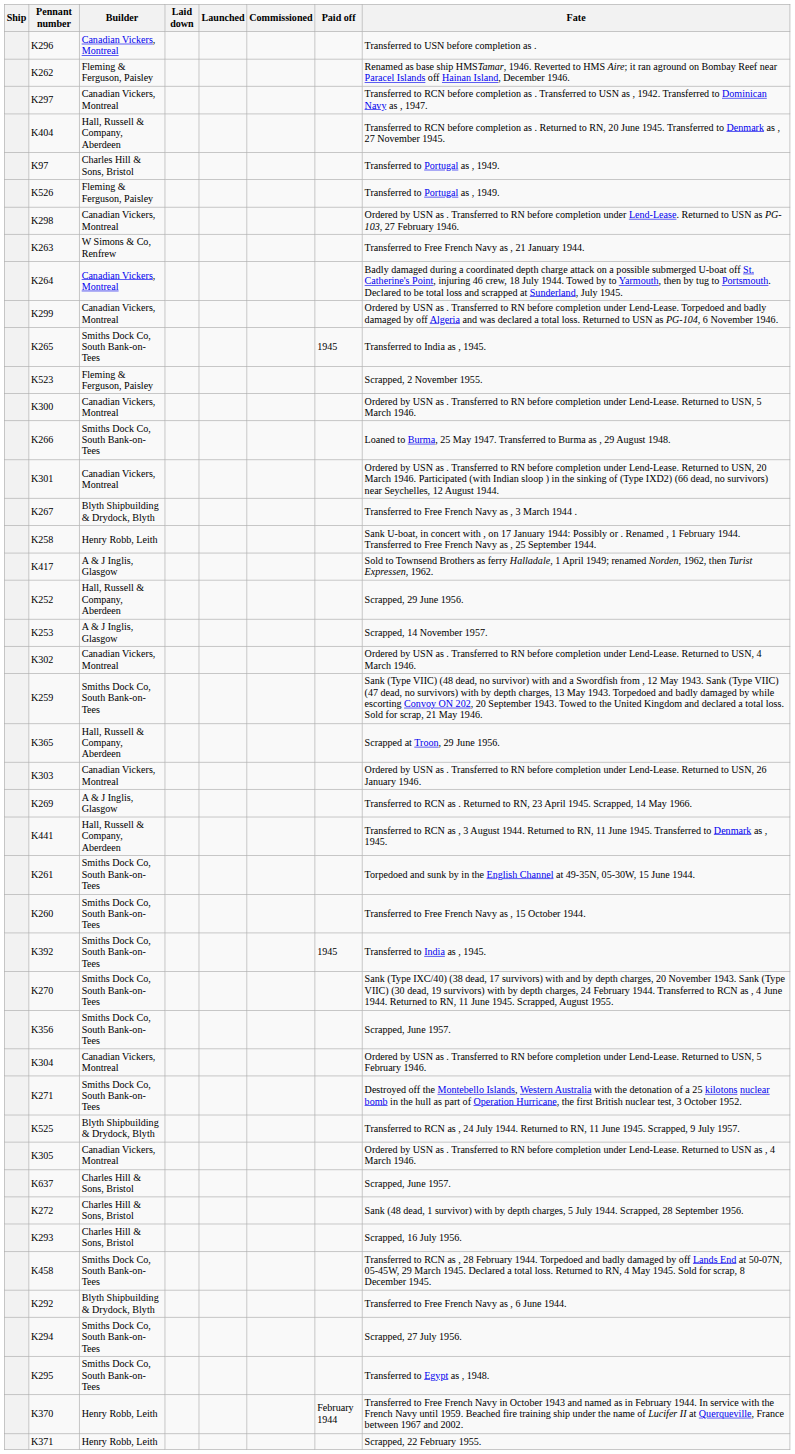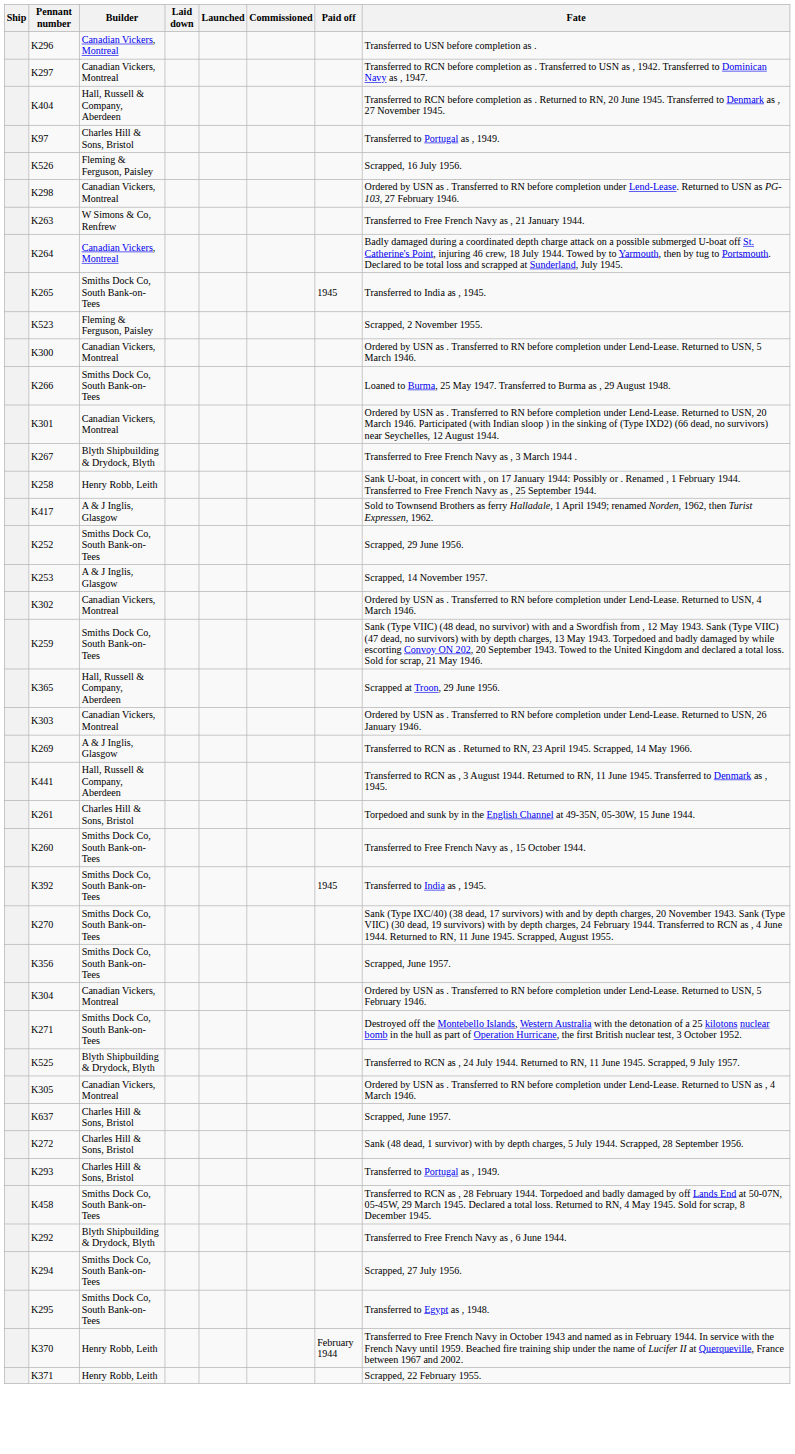- row: (42, 72)
(432, 193) Transferred to Portugal as , 1949. -> (413, 166) Scrapped, 16 July 1956.
- row: (42, 314)
(113, 599) Hall, Russell & Company, Aberdeen -> (116, 545) Smiths Dock Co, South Bank-on-Tees
(116, 875) Smiths Dock Co, South Bank-on-Tees -> (111, 814) Charles Hill & Sons, Bristol
(413, 1238) Scrapped, 16 July 1956. -> (432, 1172) Transferred to Portugal as , 1949.
